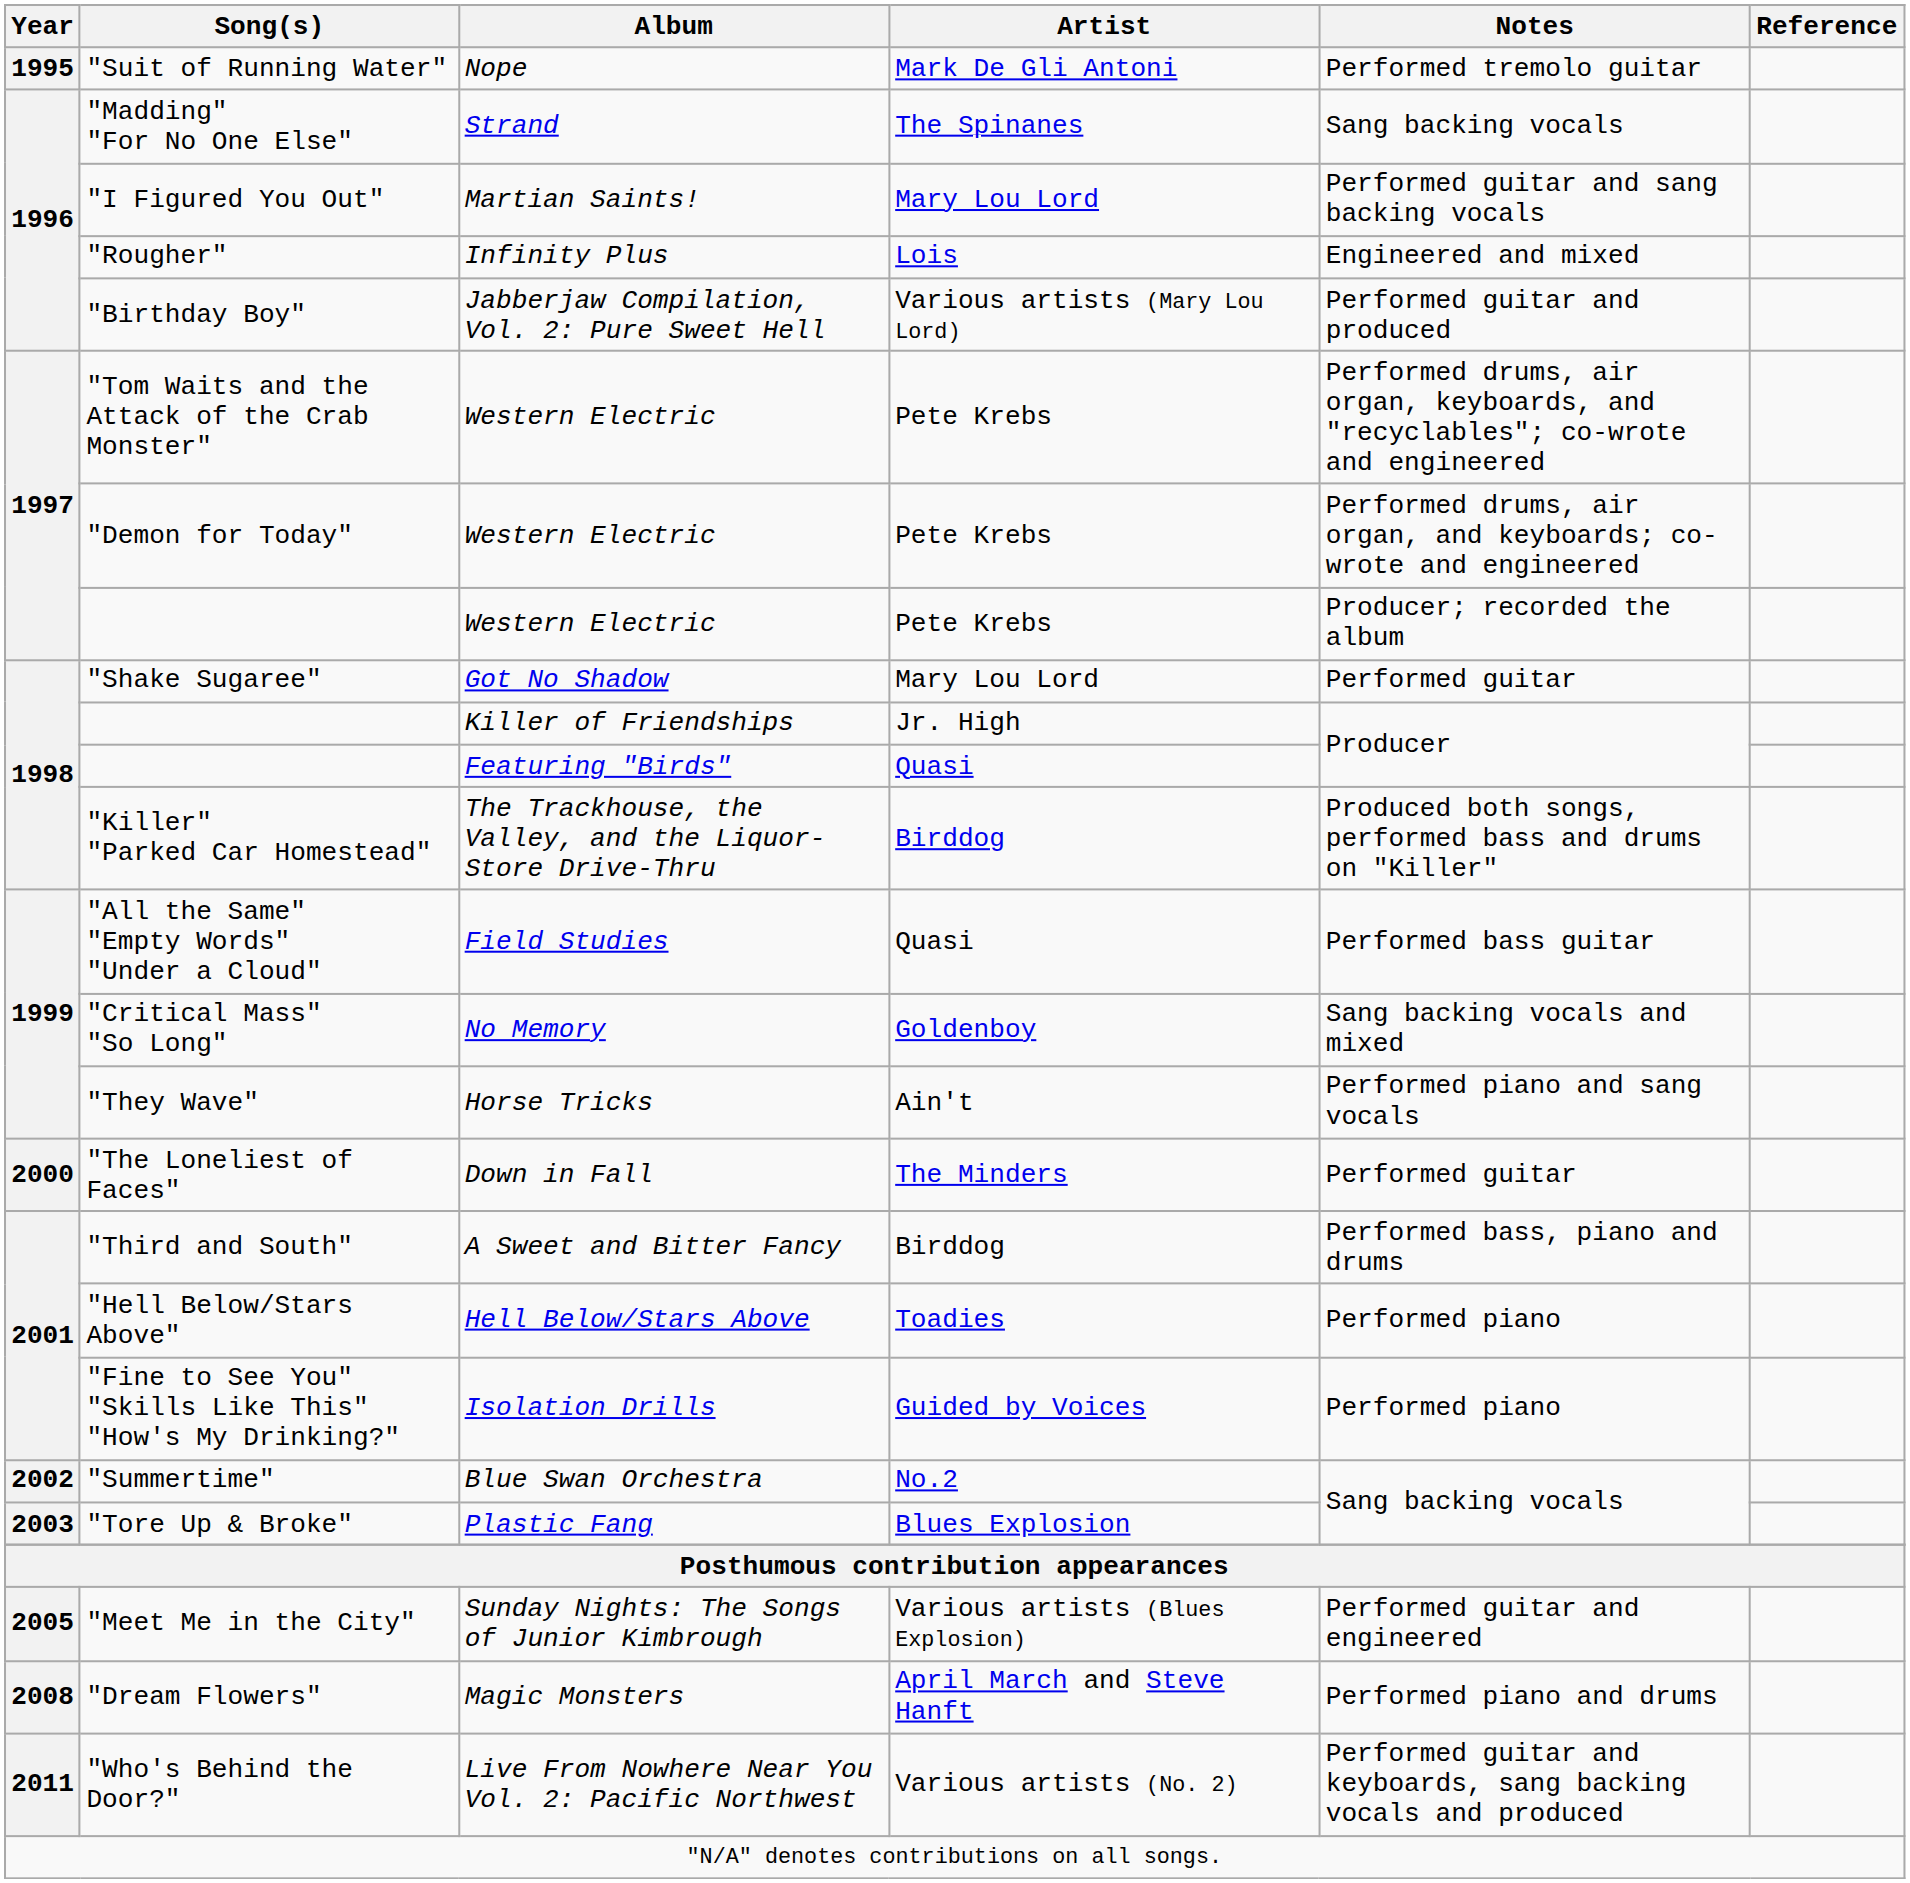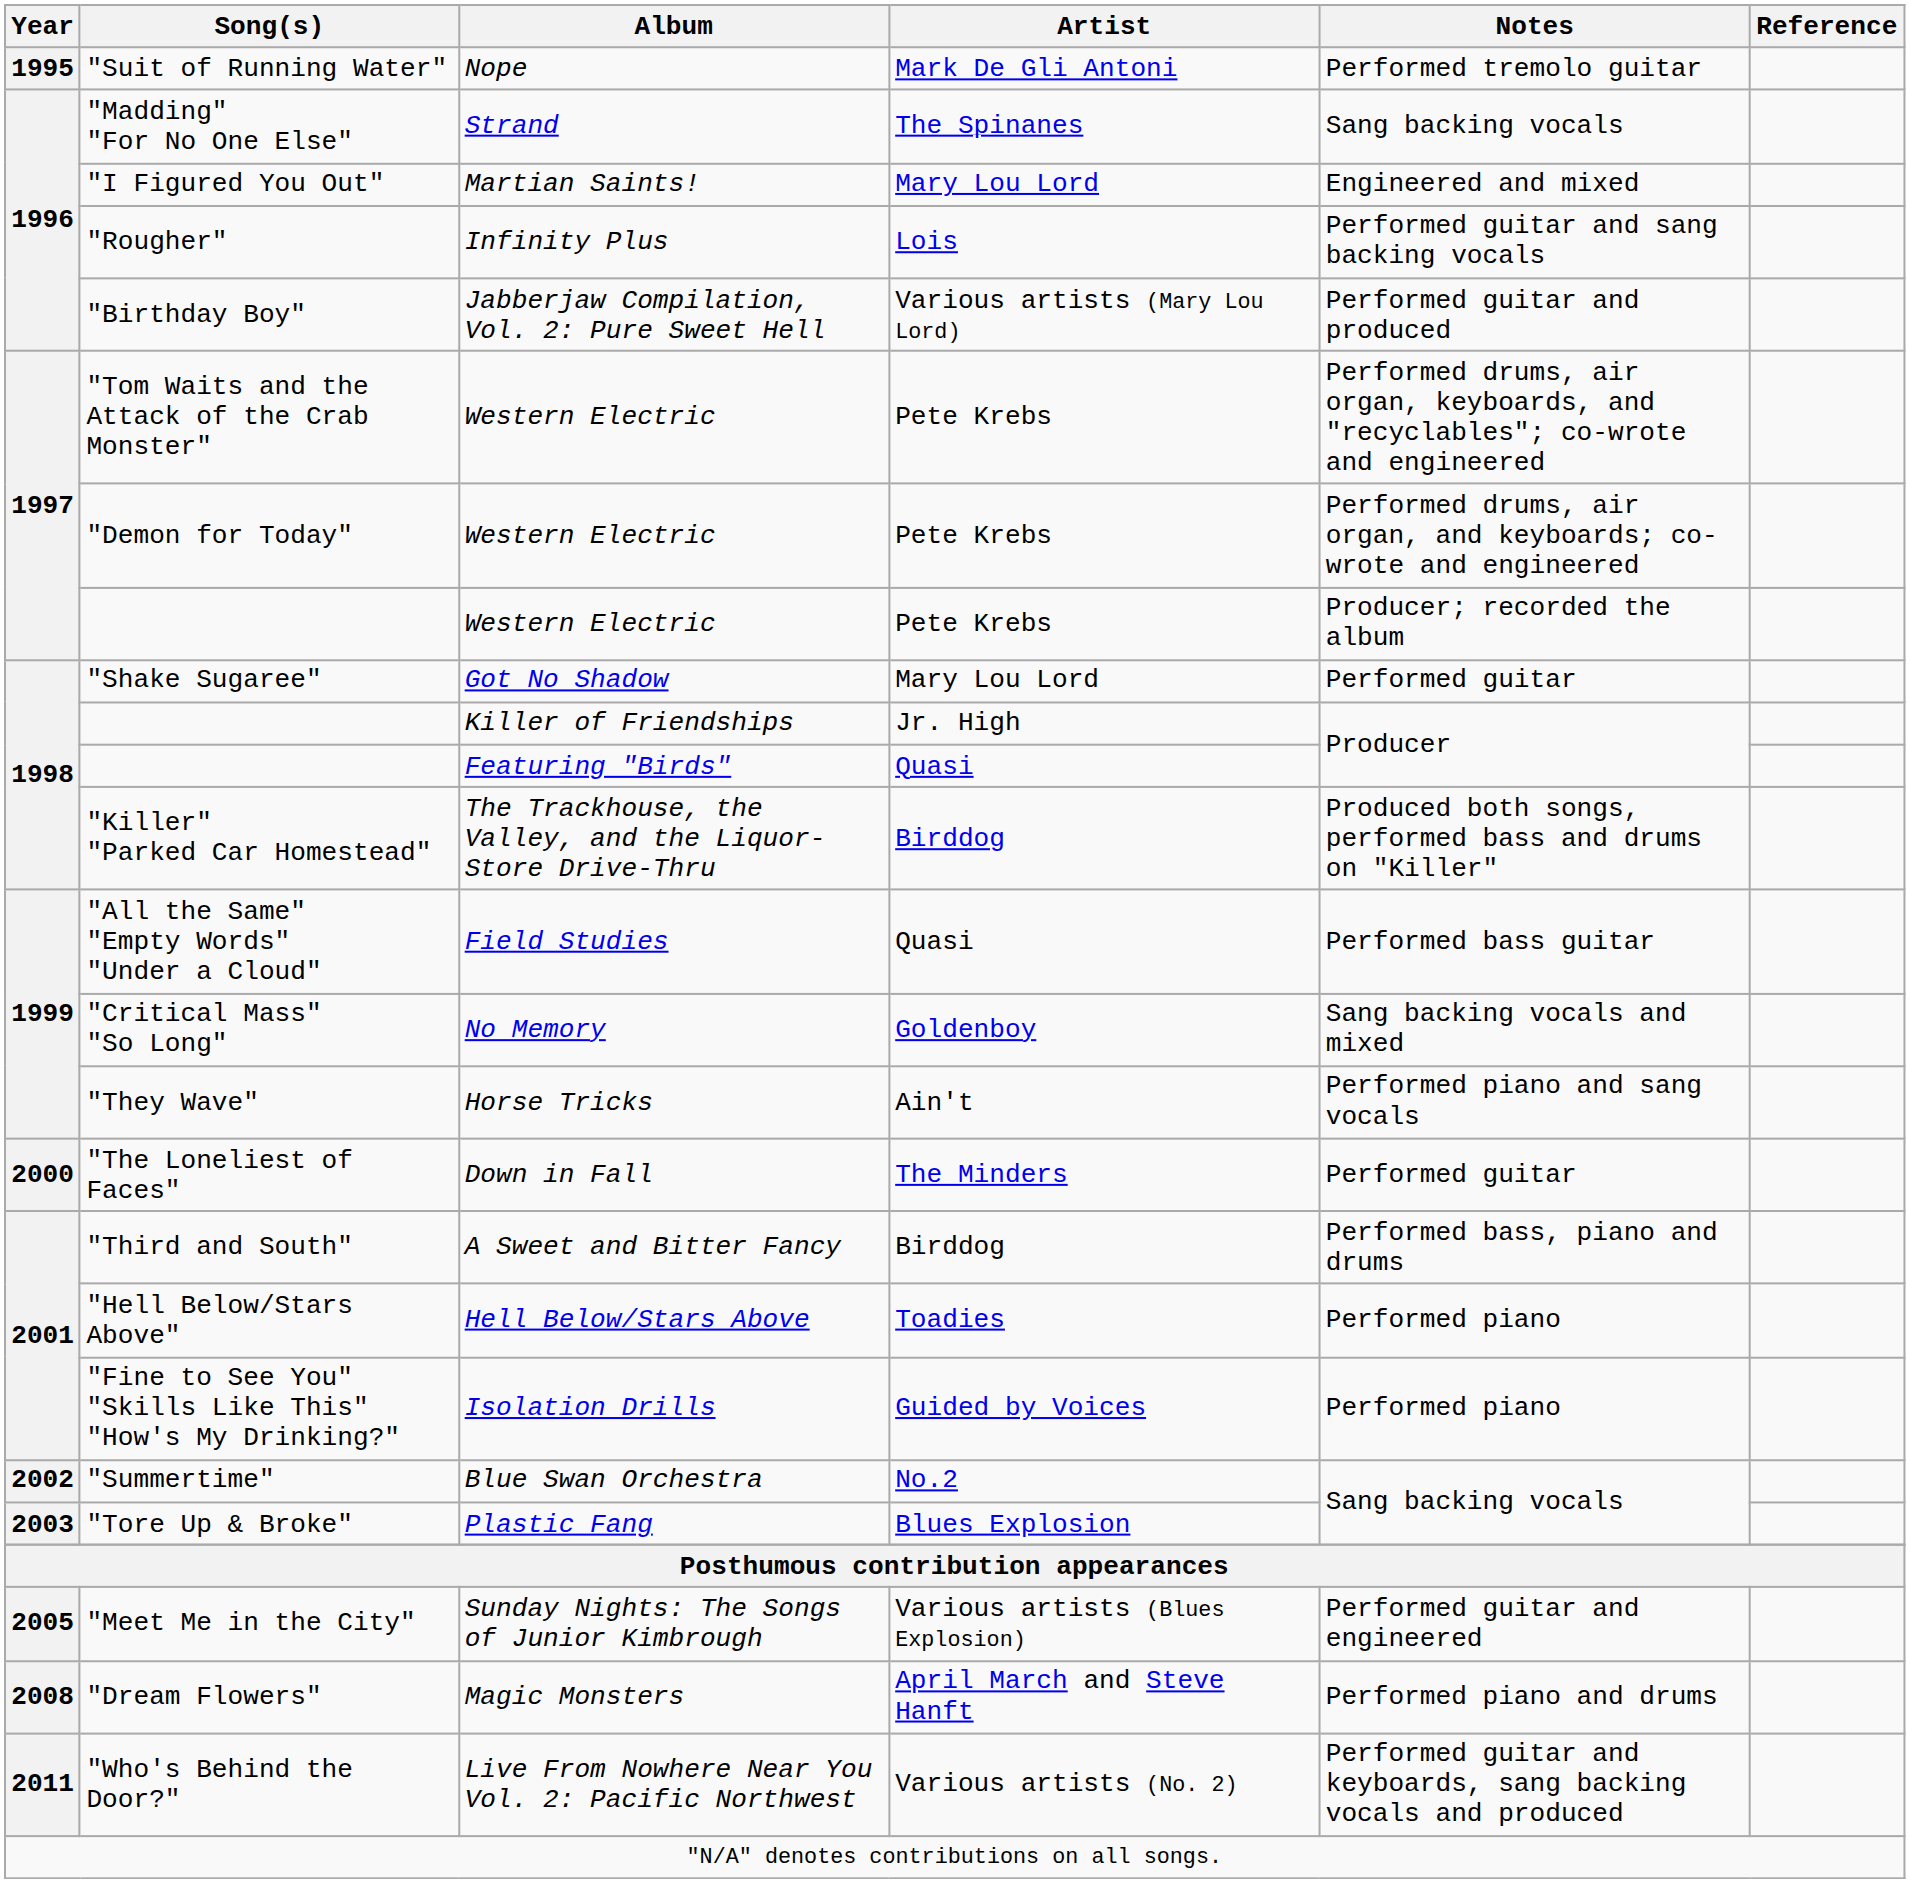(1522, 199) Performed guitar and sang backing vocals -> (1483, 184) Engineered and mixed
(1483, 257) Engineered and mixed -> (1522, 242) Performed guitar and sang backing vocals
